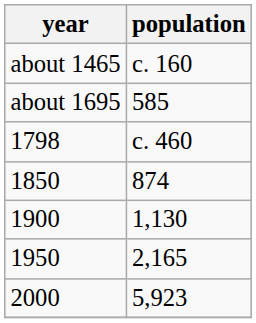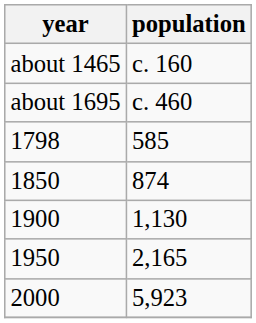(150, 102) 585 -> (162, 102) c. 460
(162, 141) c. 460 -> (150, 141) 585
